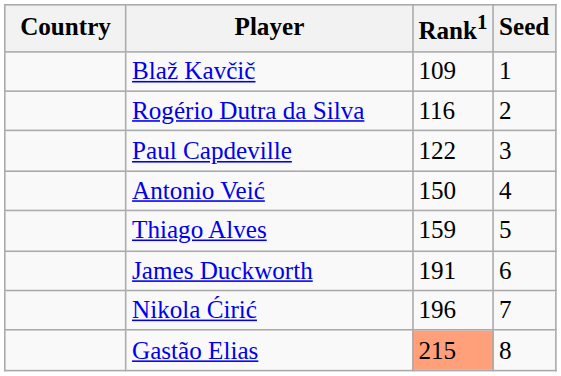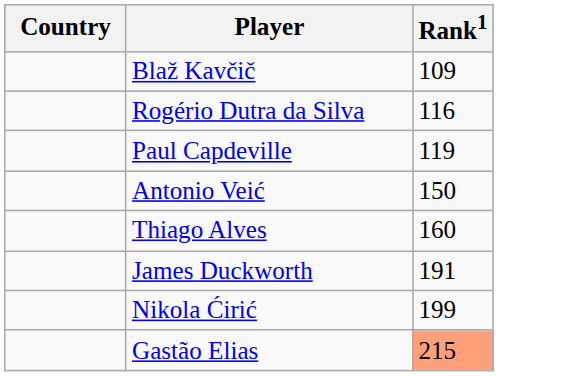- column: (524, 27)
(437, 150) 122 -> (437, 150) 119
(437, 230) 159 -> (437, 230) 160
(437, 310) 196 -> (437, 310) 199
